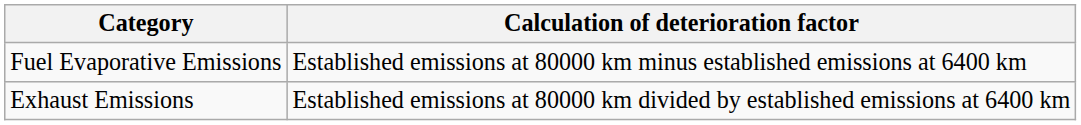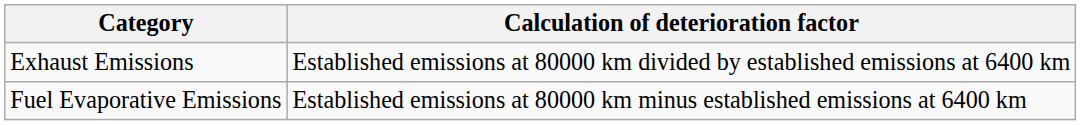rows swapped: (102, 100) <-> (146, 61)
